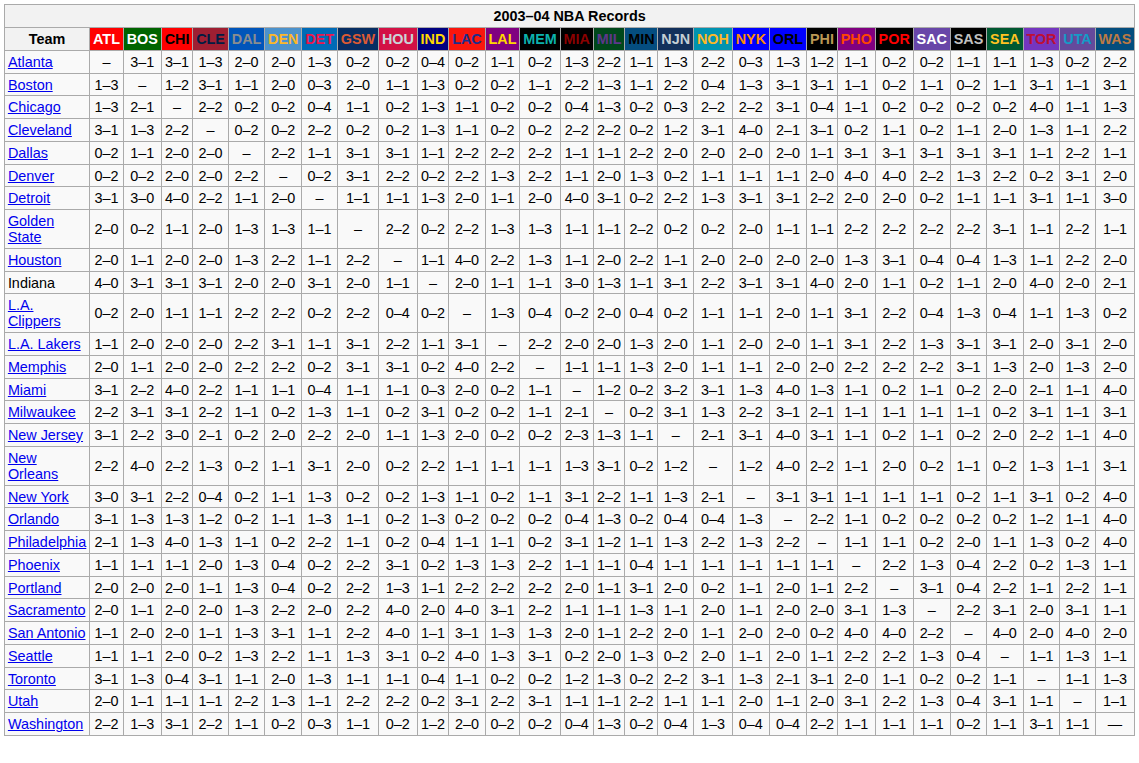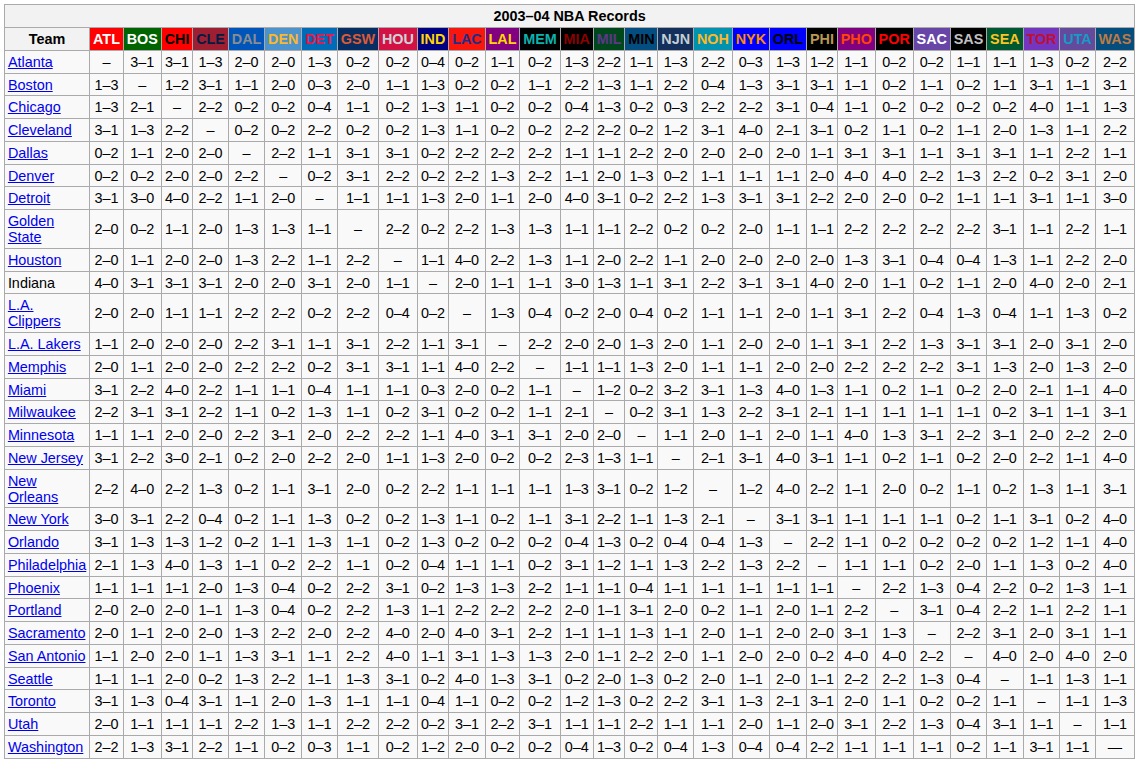(433, 153) 1–1 -> (433, 153) 0–2
(932, 153) 3–1 -> (932, 153) 1–1
(106, 313) 0–2 -> (106, 313) 2–0
(433, 367) 0–2 -> (433, 367) 1–1
+ row: (41, 435)
